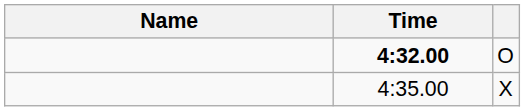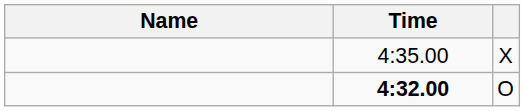rows swapped: (413, 55) <-> (413, 88)
